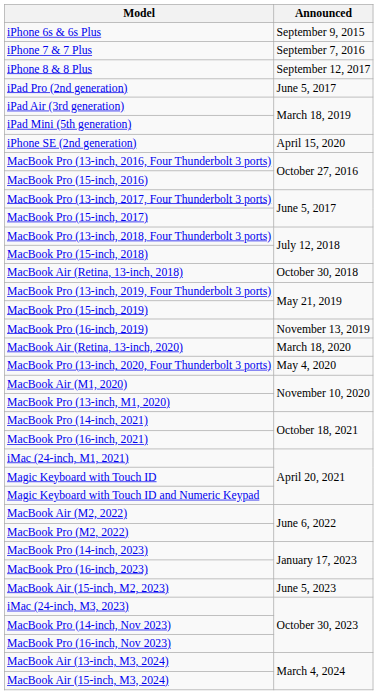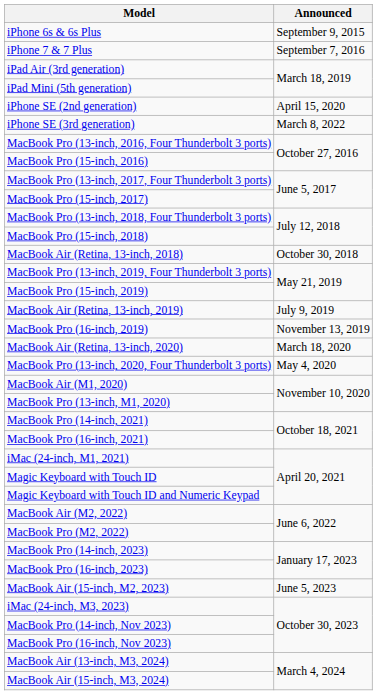- row: (50, 69)
- row: (67, 87)
+ row: (71, 124)
+ row: (95, 310)
